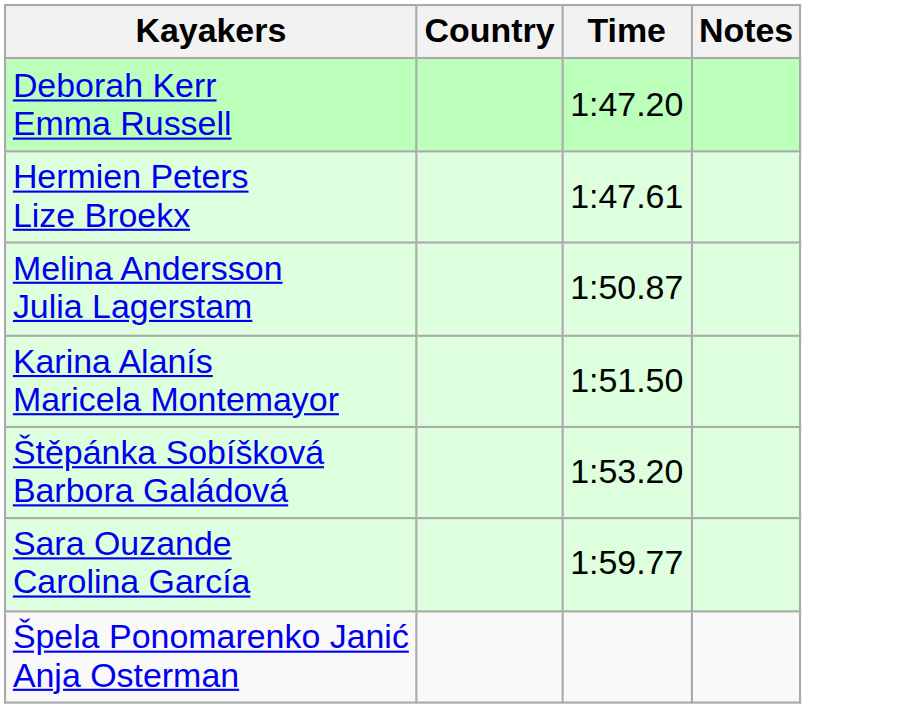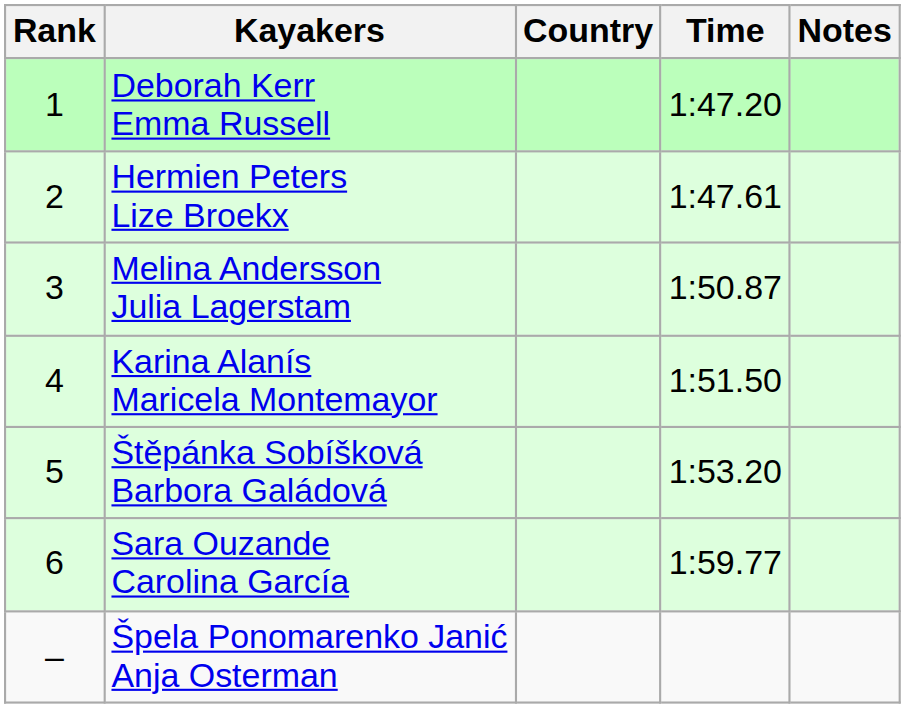+ column: (54, 31)
